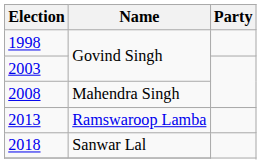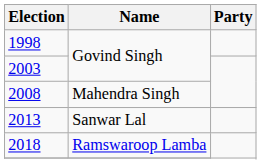(139, 119) Ramswaroop Lamba -> (109, 119) Sanwar Lal
(109, 145) Sanwar Lal -> (139, 145) Ramswaroop Lamba
